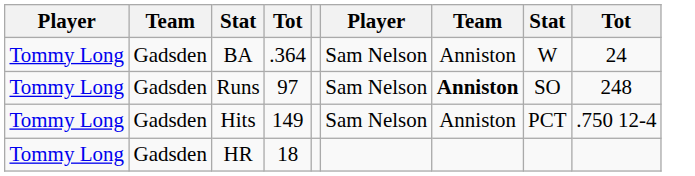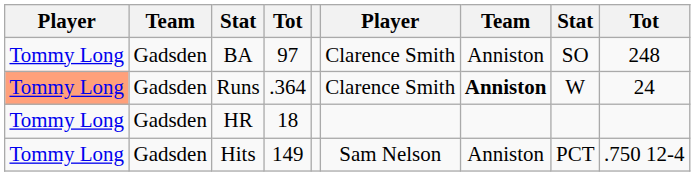(288, 54) .364 -> (288, 54) 97
(376, 54) Sam Nelson -> (390, 54) Clarence Smith
(547, 54) W -> (575, 54) SO
(616, 54) 24 -> (644, 54) 248
(67, 87) no background -> (67, 87) lightsalmon background
(288, 87) 97 -> (288, 87) .364
(376, 87) Sam Nelson -> (390, 87) Clarence Smith
(547, 87) SO -> (575, 87) W
(616, 87) 248 -> (644, 87) 24
rows swapped: (238, 120) <-> (238, 154)
